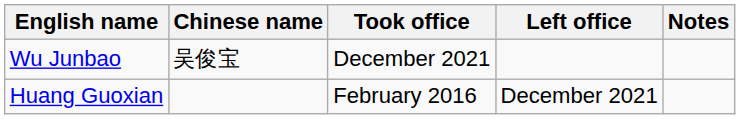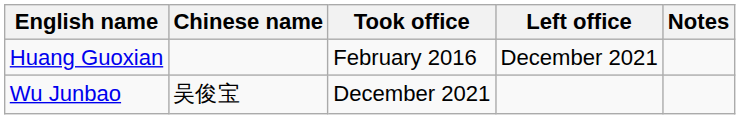rows swapped: (86, 96) <-> (65, 59)
